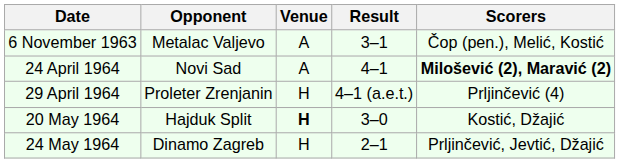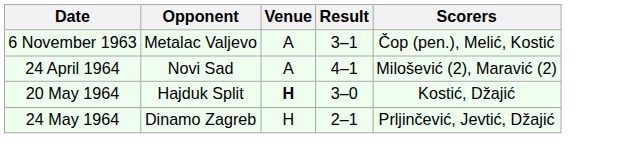(516, 68) bold -> (467, 68) normal
- row: (72, 94)
